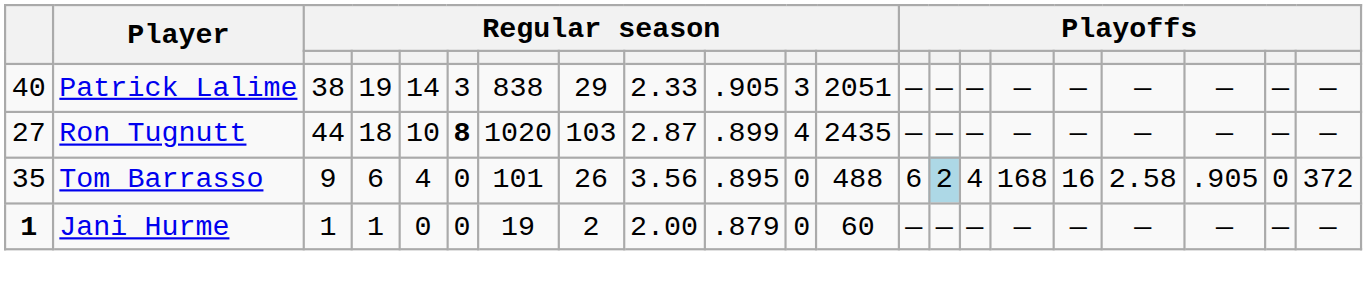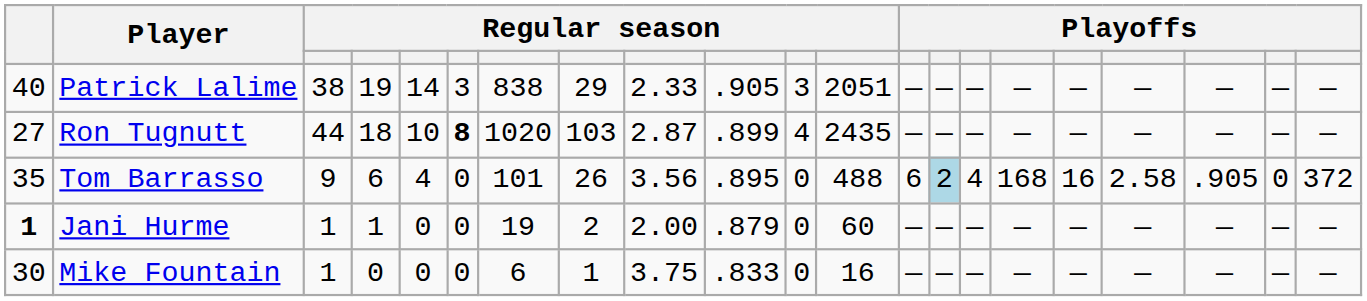+ row: (170, 273)
